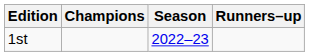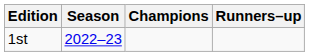columns swapped: (180, 16) <-> (105, 16)
